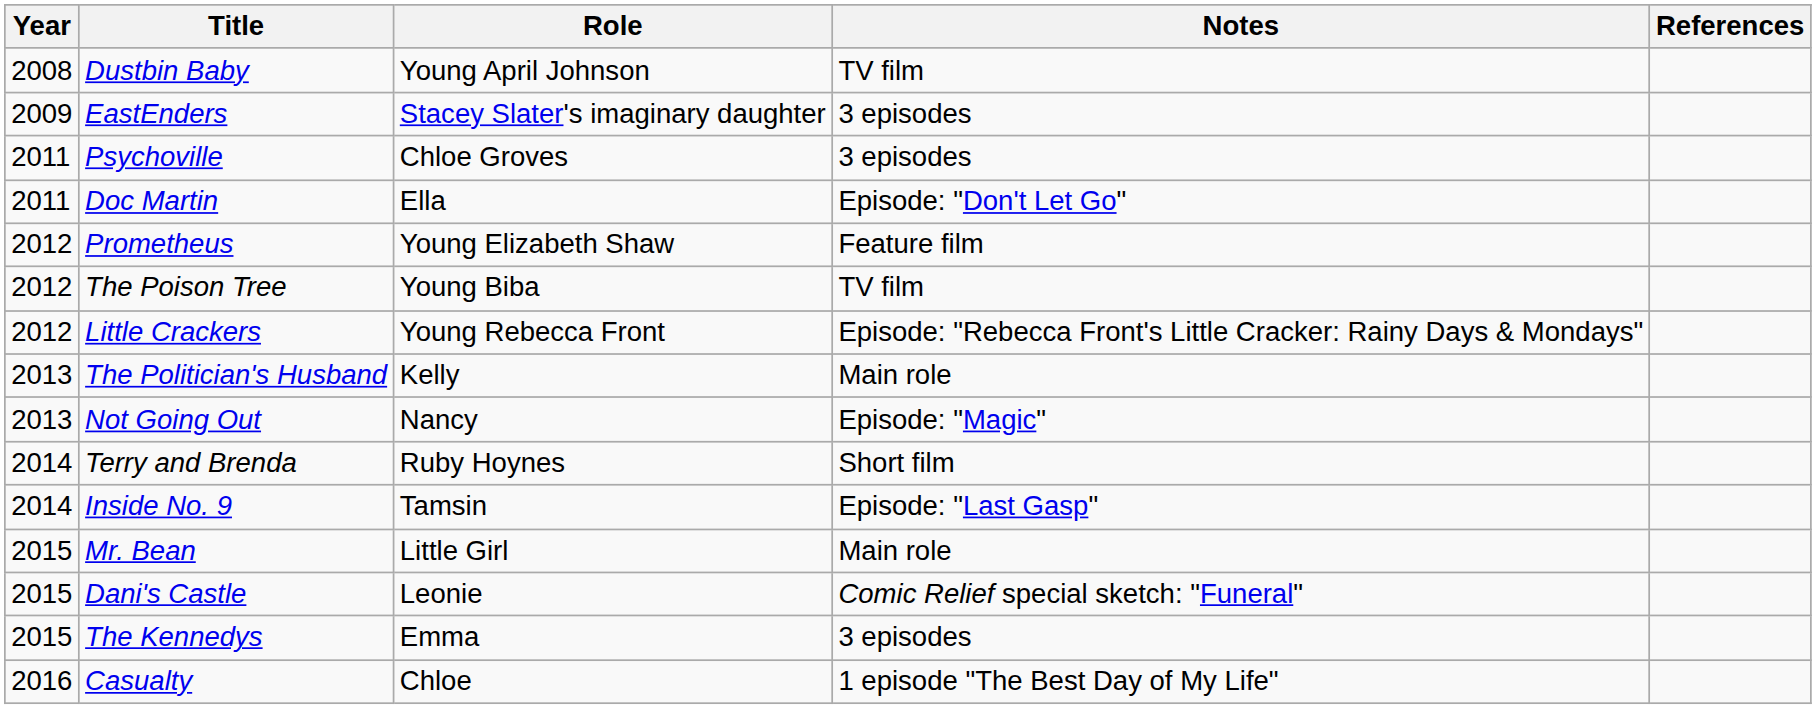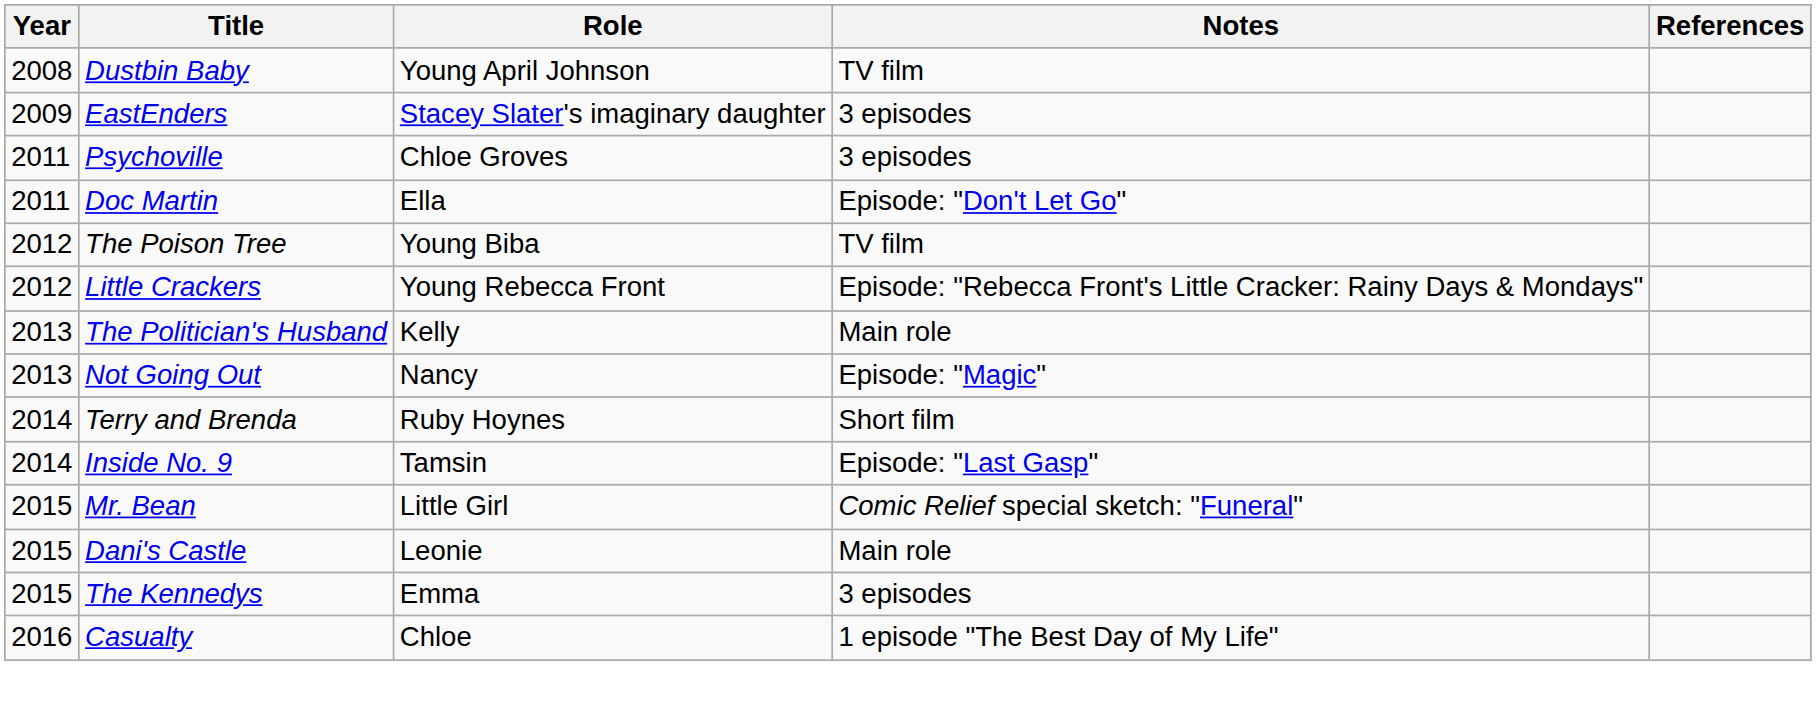- row: (159, 244)
(895, 550) Main role -> (1071, 506) Comic Relief special sketch: "Funeral"
(1071, 593) Comic Relief special sketch: "Funeral" -> (895, 550) Main role
